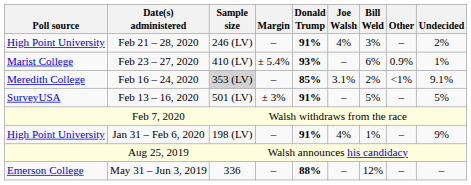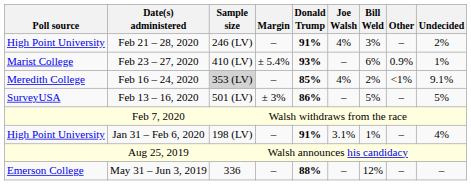(344, 79) 3.1% -> (344, 79) 4%
(310, 98) 91% -> (310, 98) 86%
(344, 134) 4% -> (344, 134) 3.1%
(442, 134) 9% -> (442, 134) 4%
